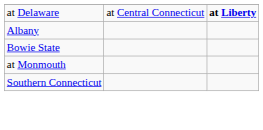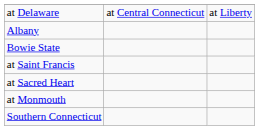(233, 13) bold -> (231, 13) normal
+ row: (41, 64)
+ row: (40, 82)
